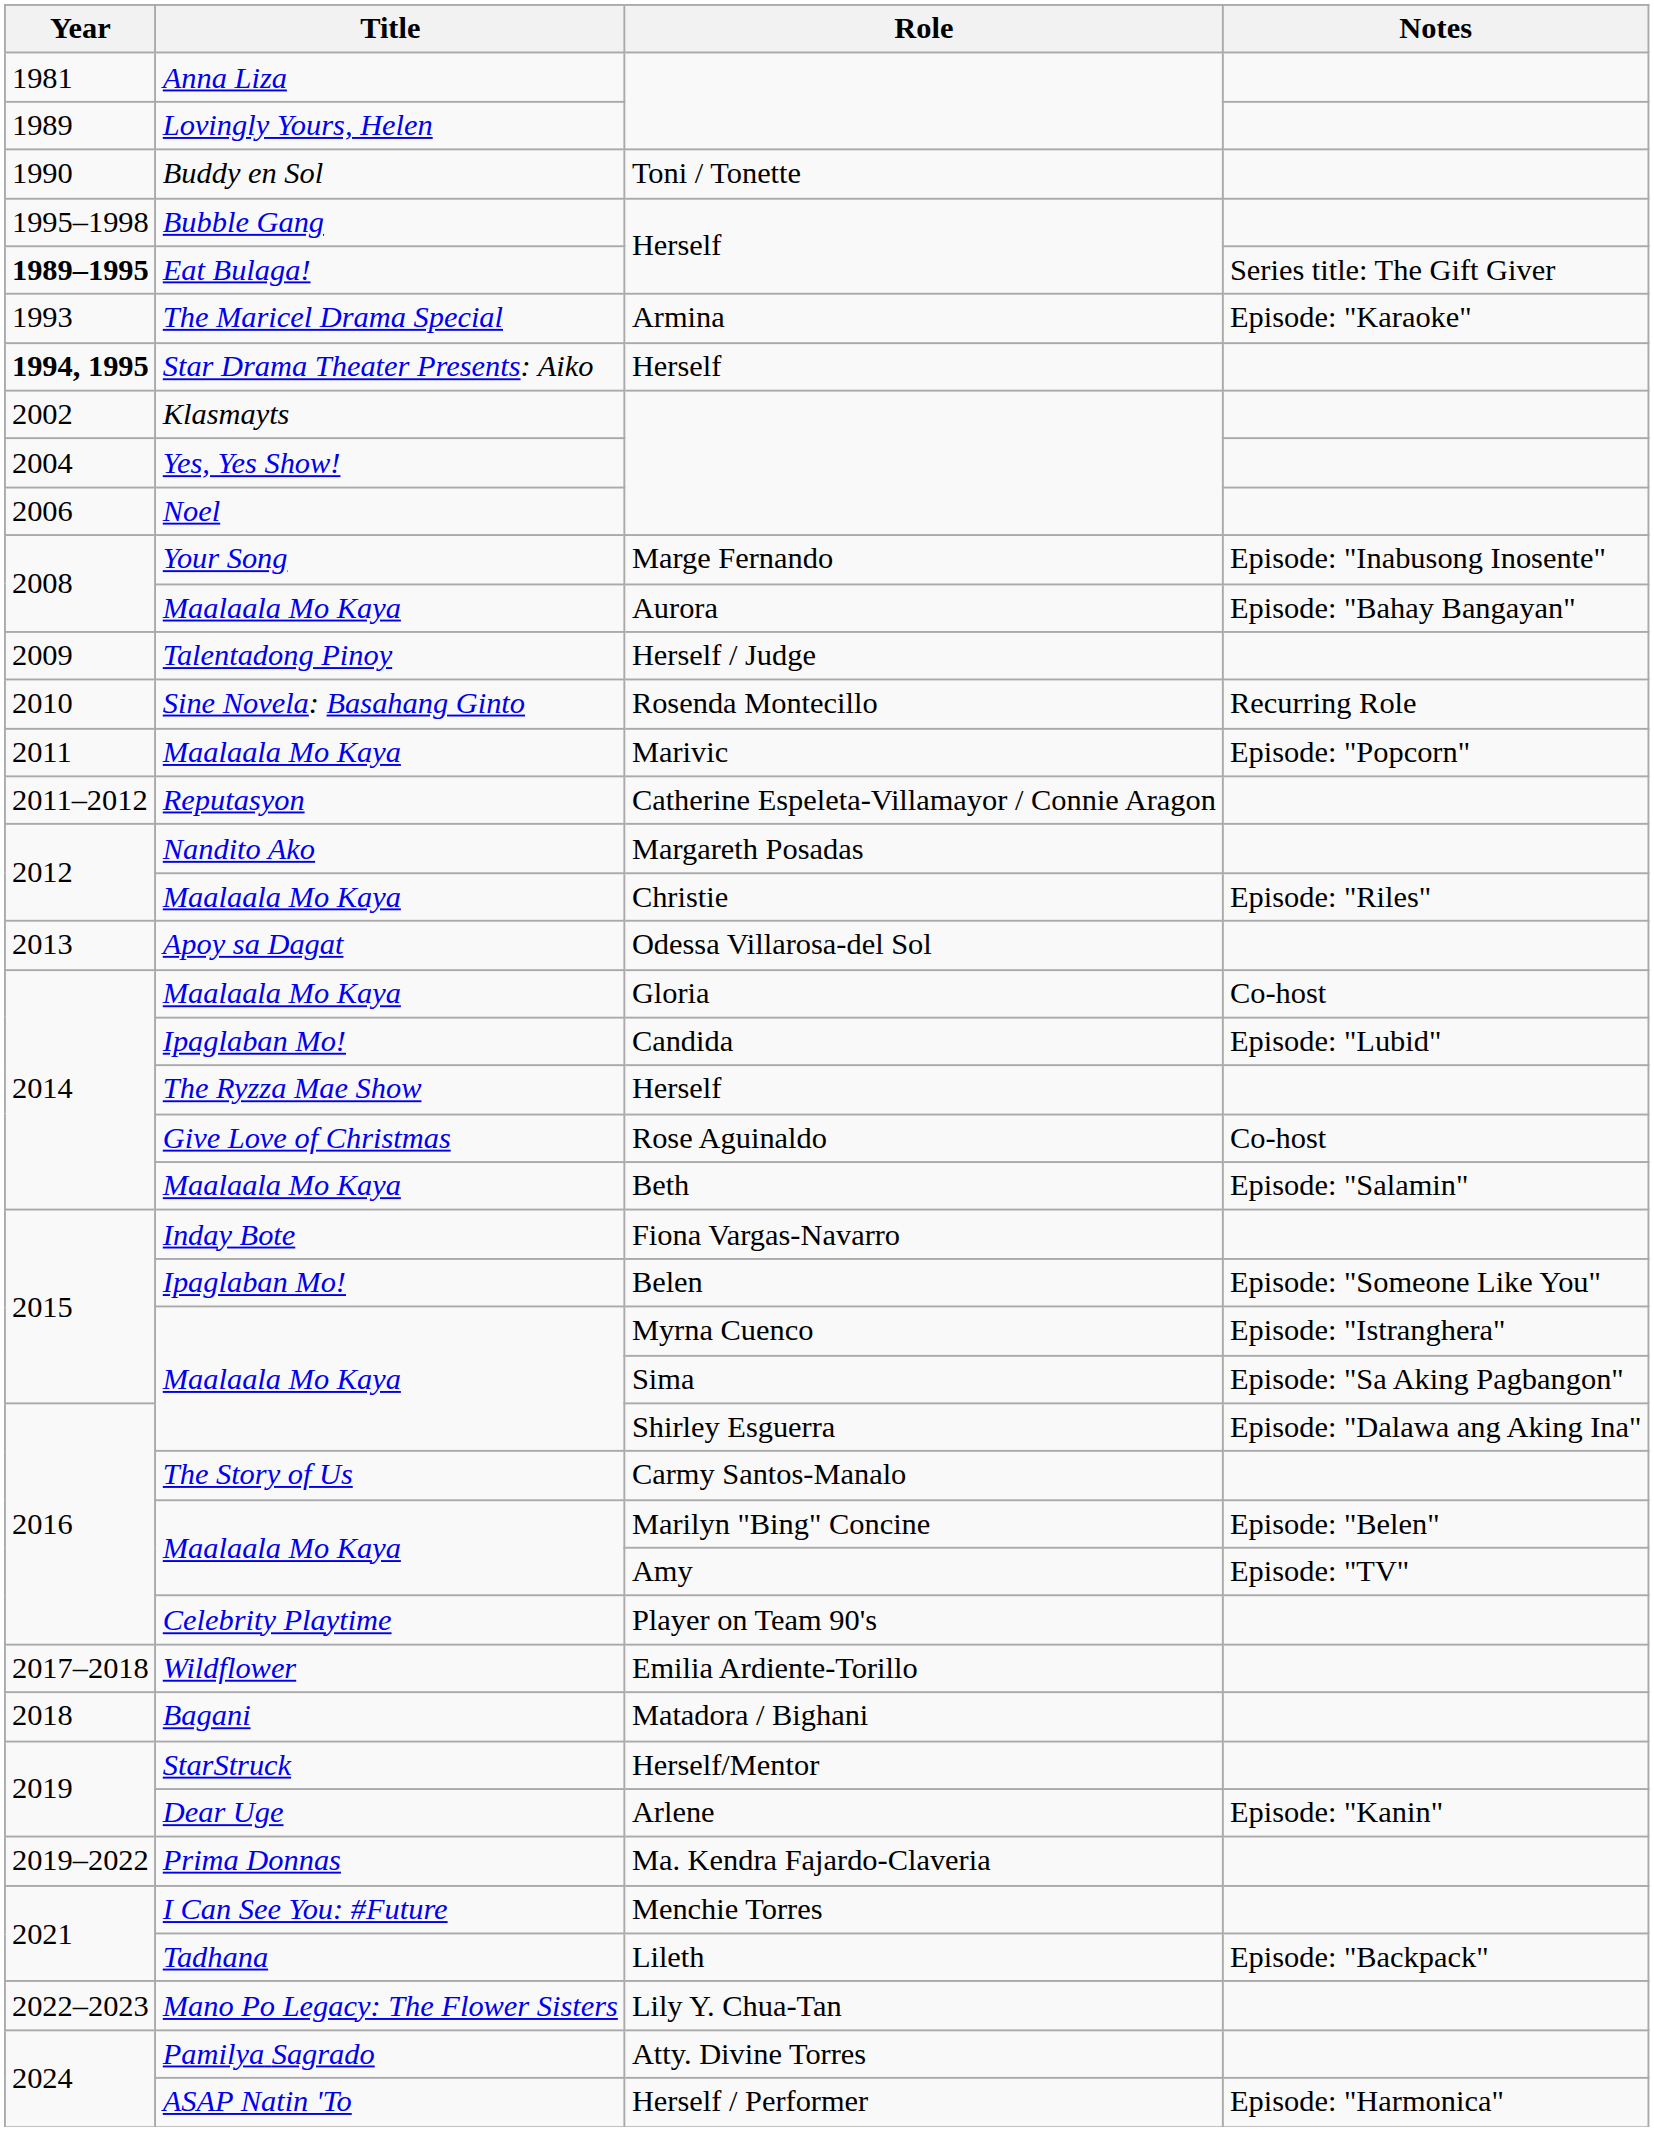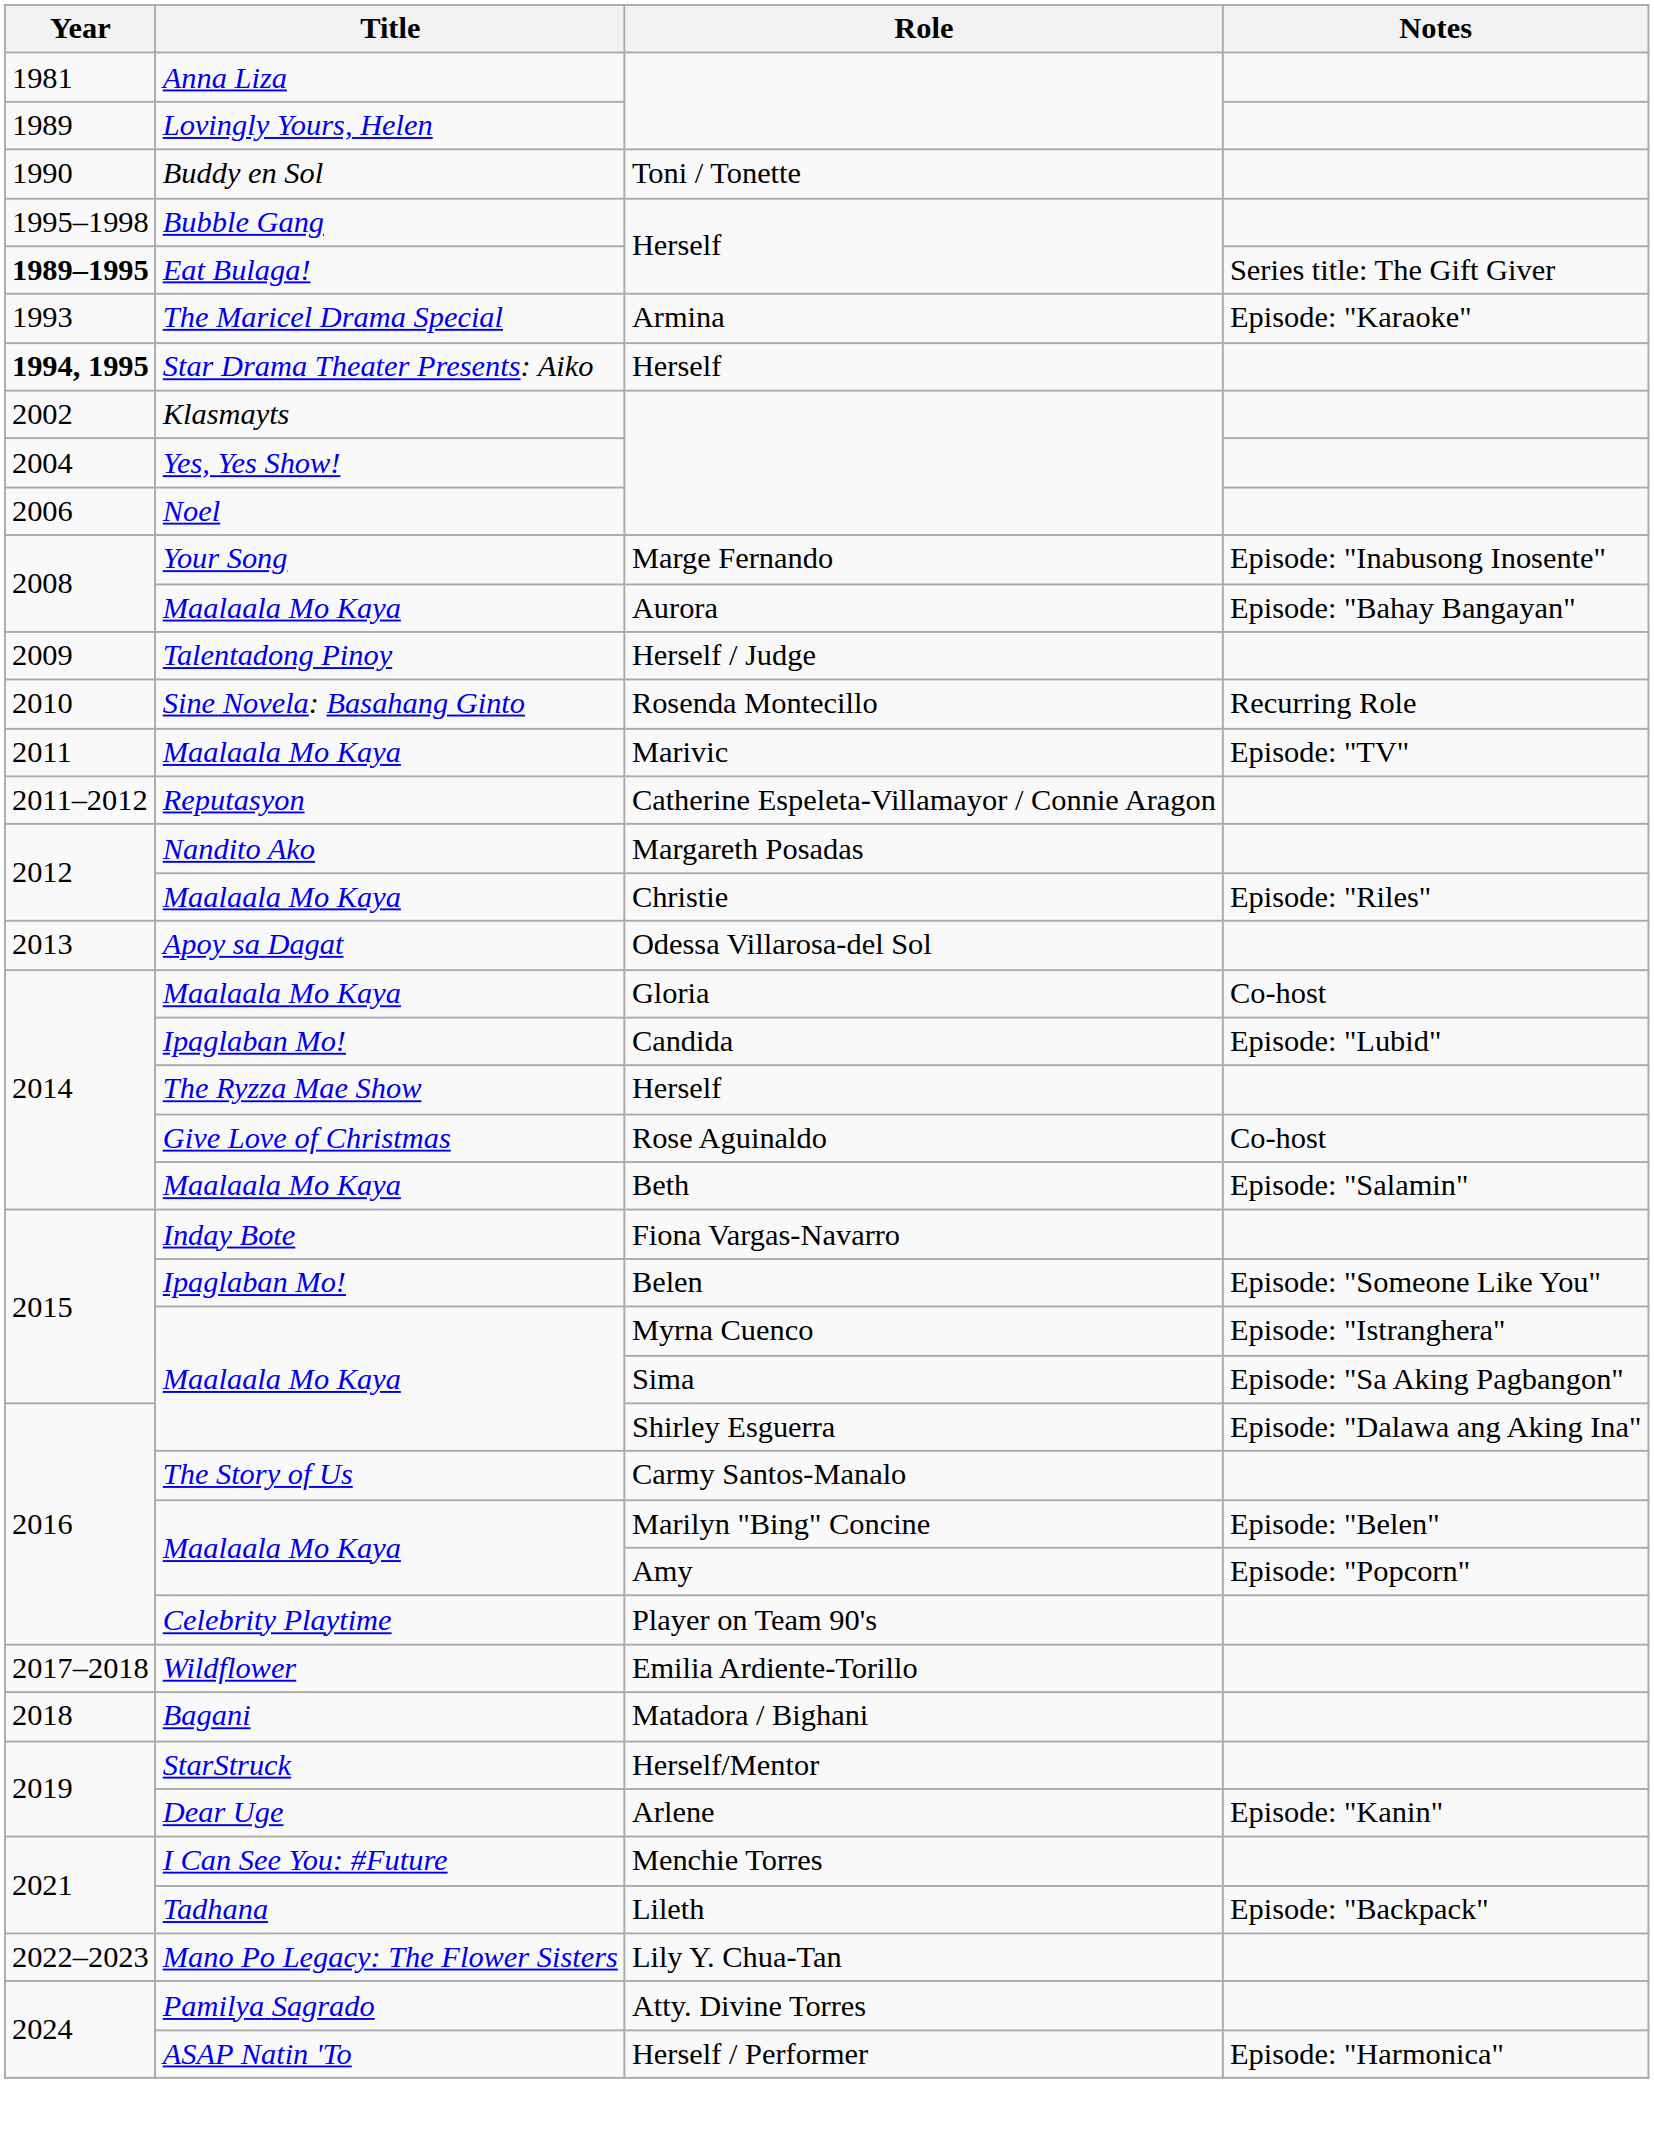(1350, 751) Episode: "Popcorn" -> (1320, 751) Episode: "TV"
(1320, 1571) Episode: "TV" -> (1350, 1571) Episode: "Popcorn"
- row: (252, 1860)
